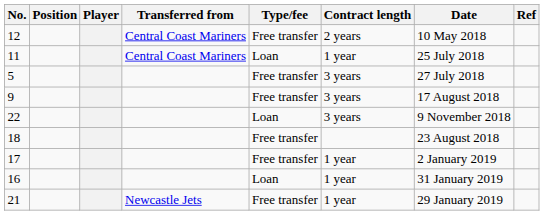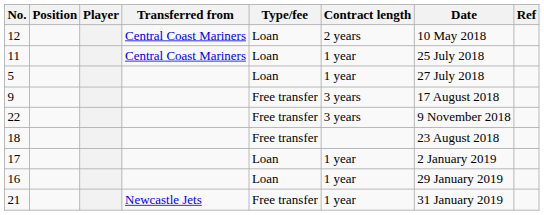(285, 35) Free transfer -> (265, 35) Loan
(285, 76) Free transfer -> (265, 76) Loan
(342, 76) 3 years -> (340, 76) 1 year
(265, 117) Loan -> (285, 117) Free transfer
(285, 158) Free transfer -> (265, 158) Loan
(460, 179) 31 January 2019 -> (460, 179) 29 January 2019
(460, 199) 29 January 2019 -> (460, 199) 31 January 2019
